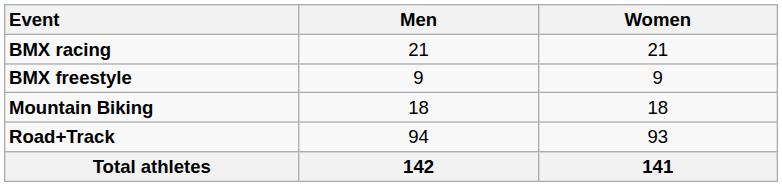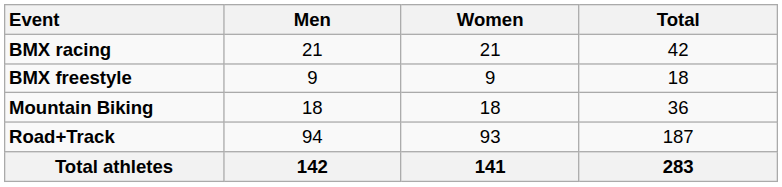+ column: (678, 20)
